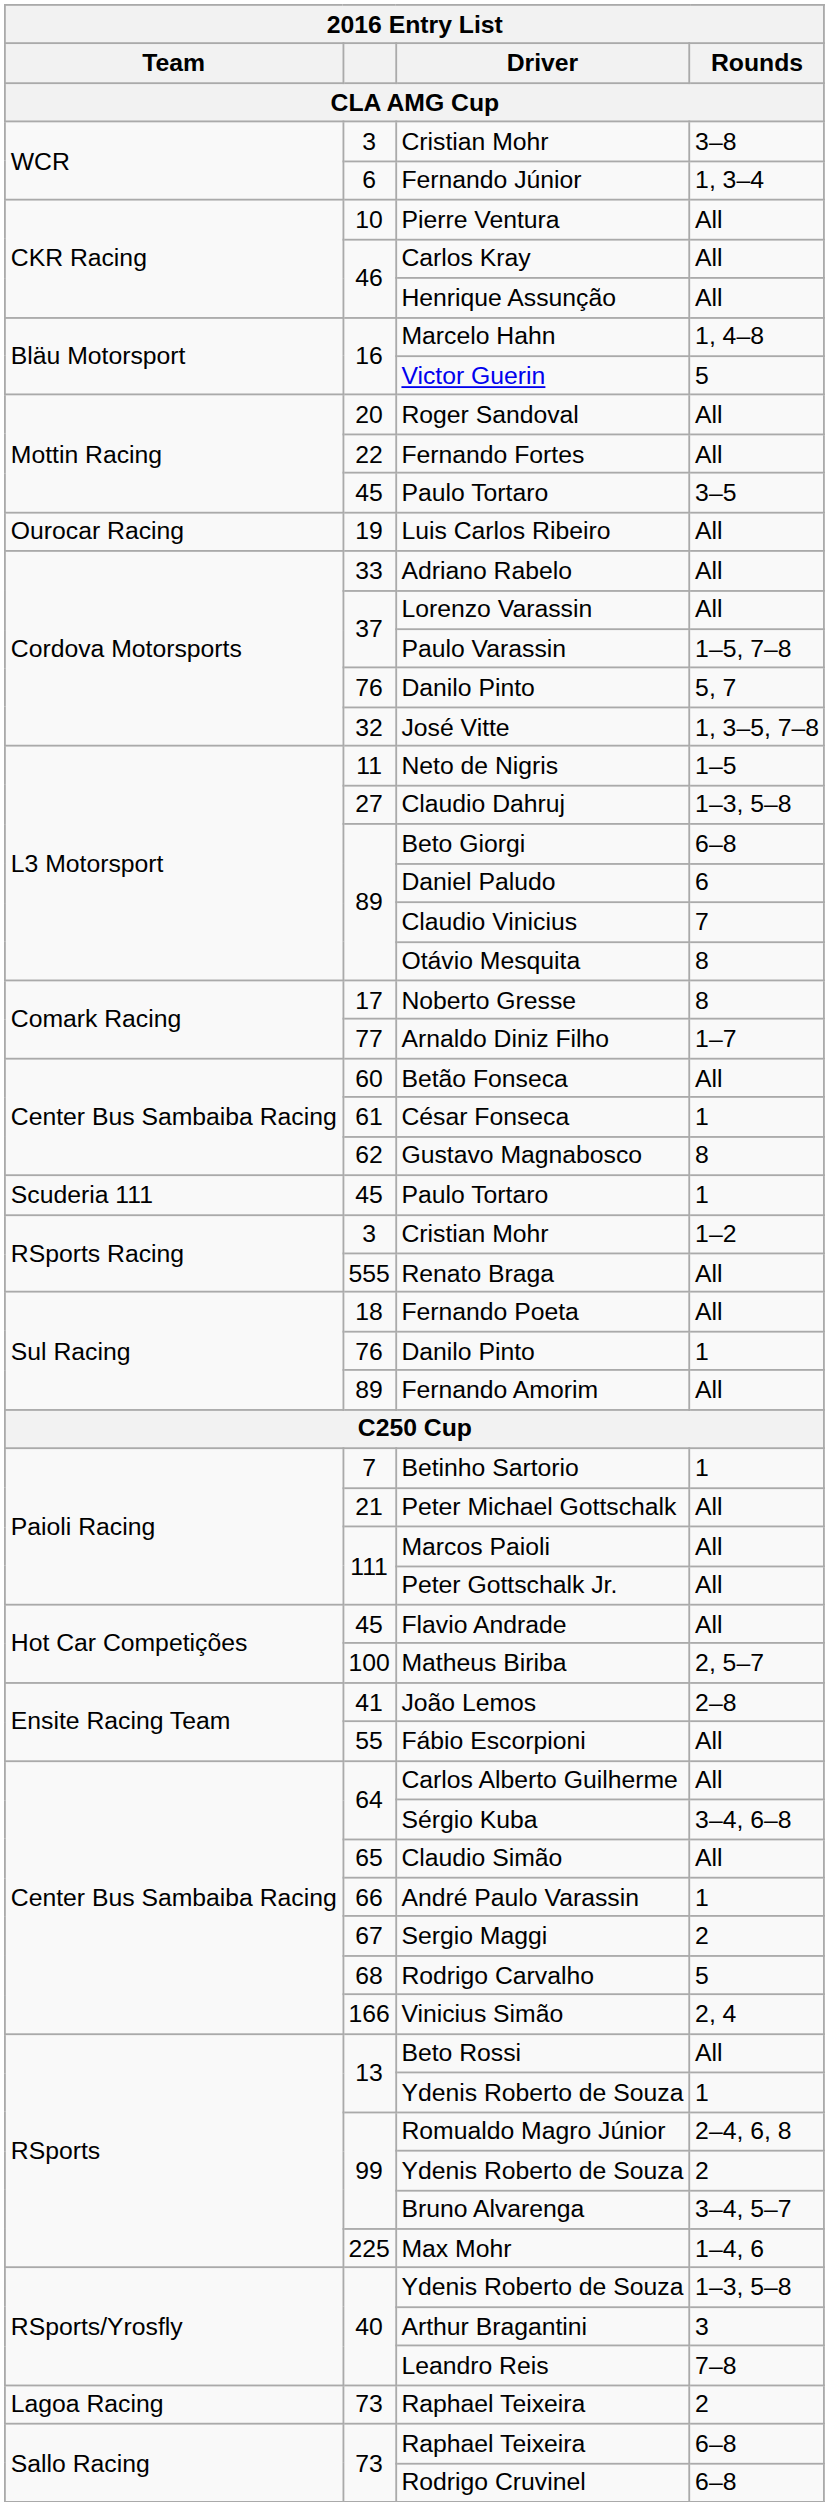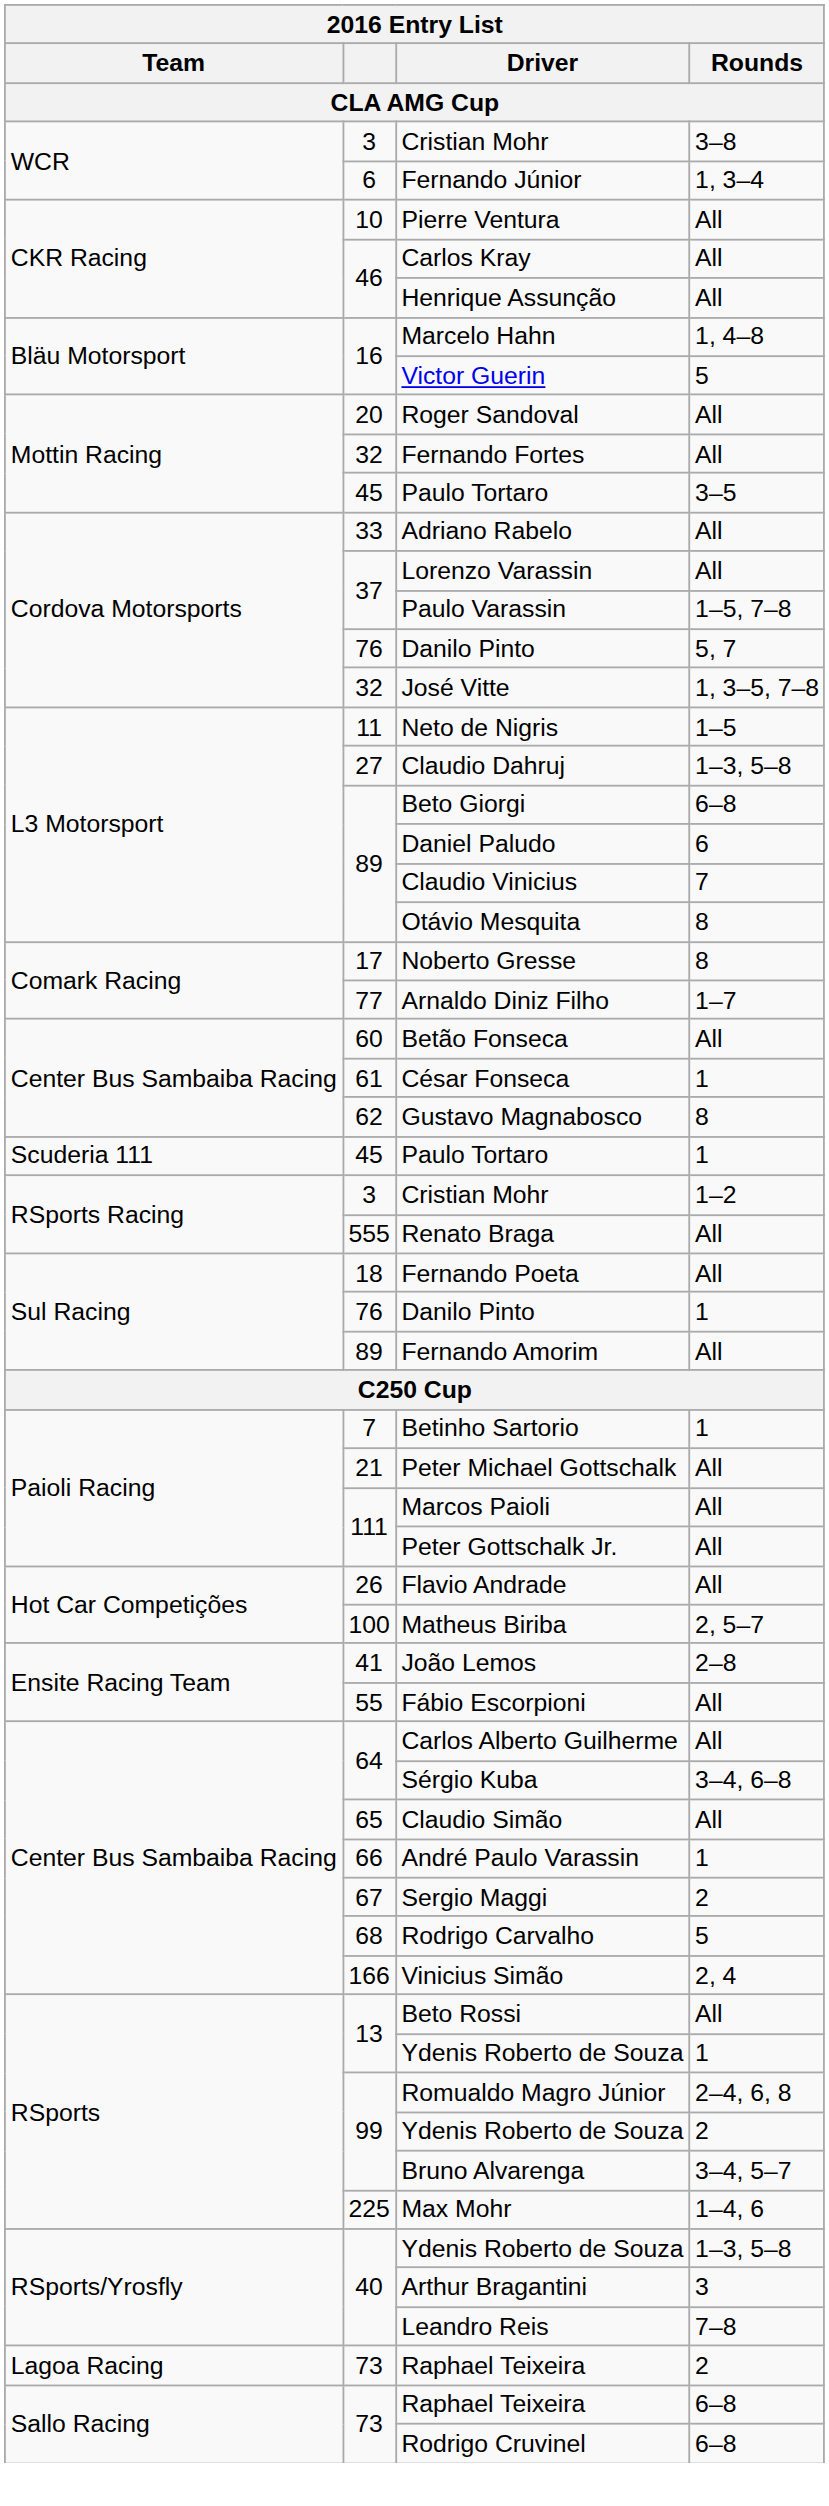(369, 453) 22 -> (369, 453) 32
- row: (506, 531)
(369, 1624) 45 -> (369, 1585) 26
